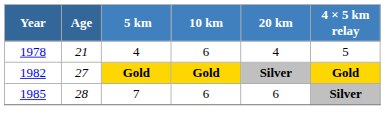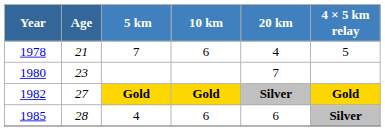(136, 51) 4 -> (136, 51) 7
+ row: (33, 73)
(136, 94) 7 -> (136, 115) 4
